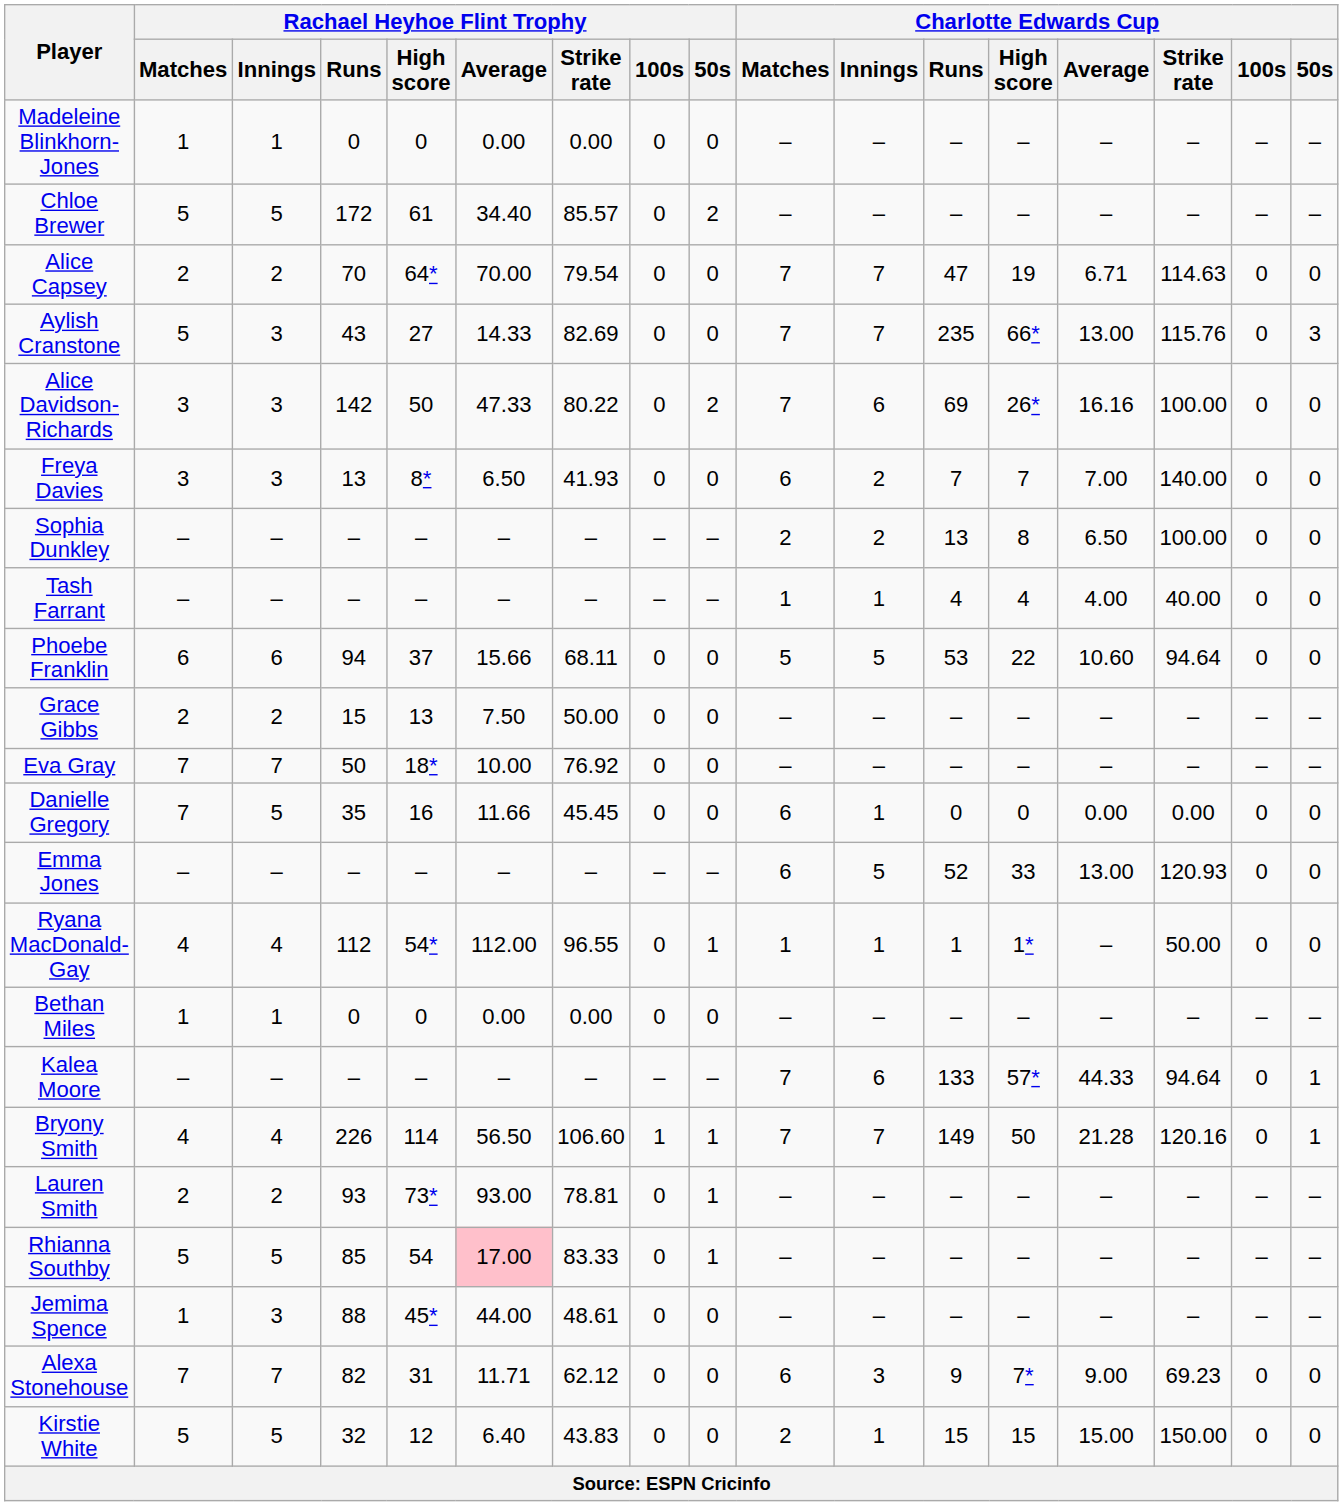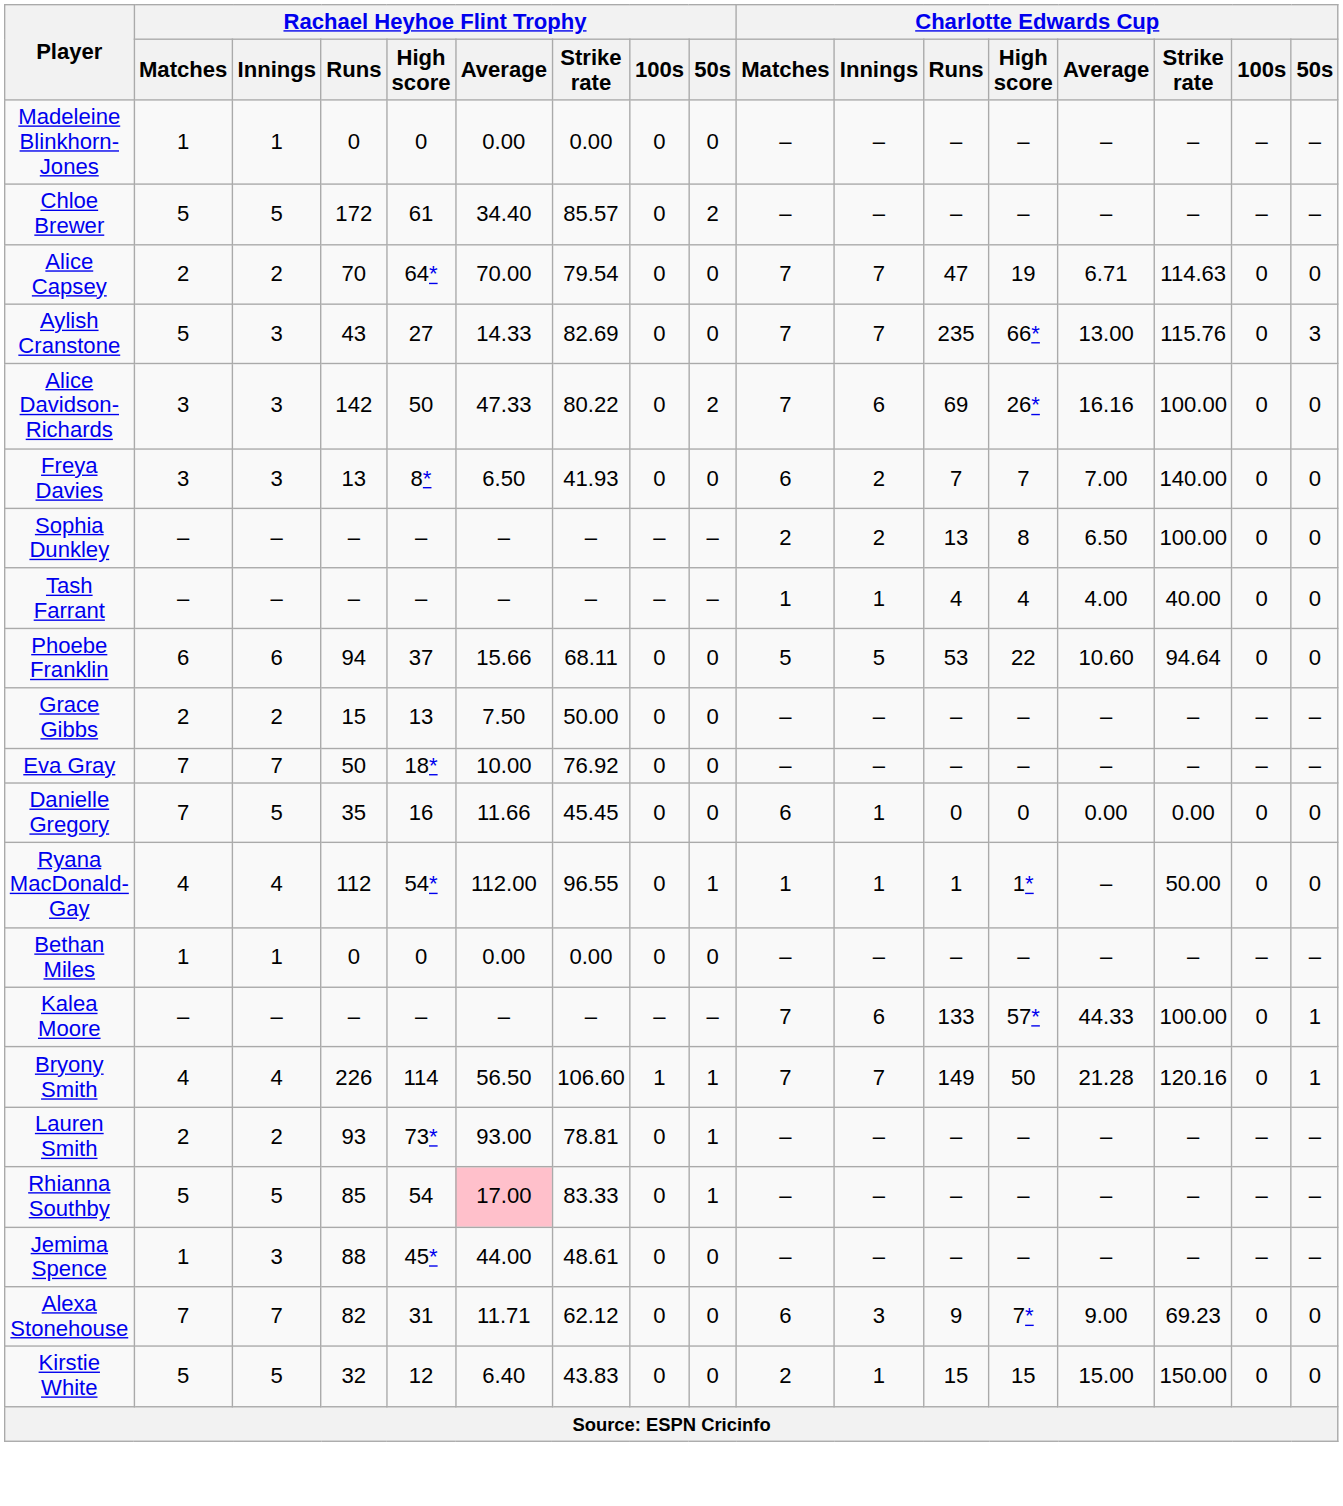- row: (69, 872)
(1193, 1076) 94.64 -> (1193, 1016) 100.00
